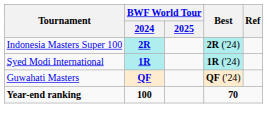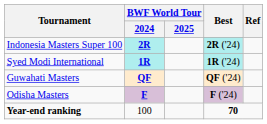+ row: (38, 95)
(144, 95) bold -> (144, 111) normal
